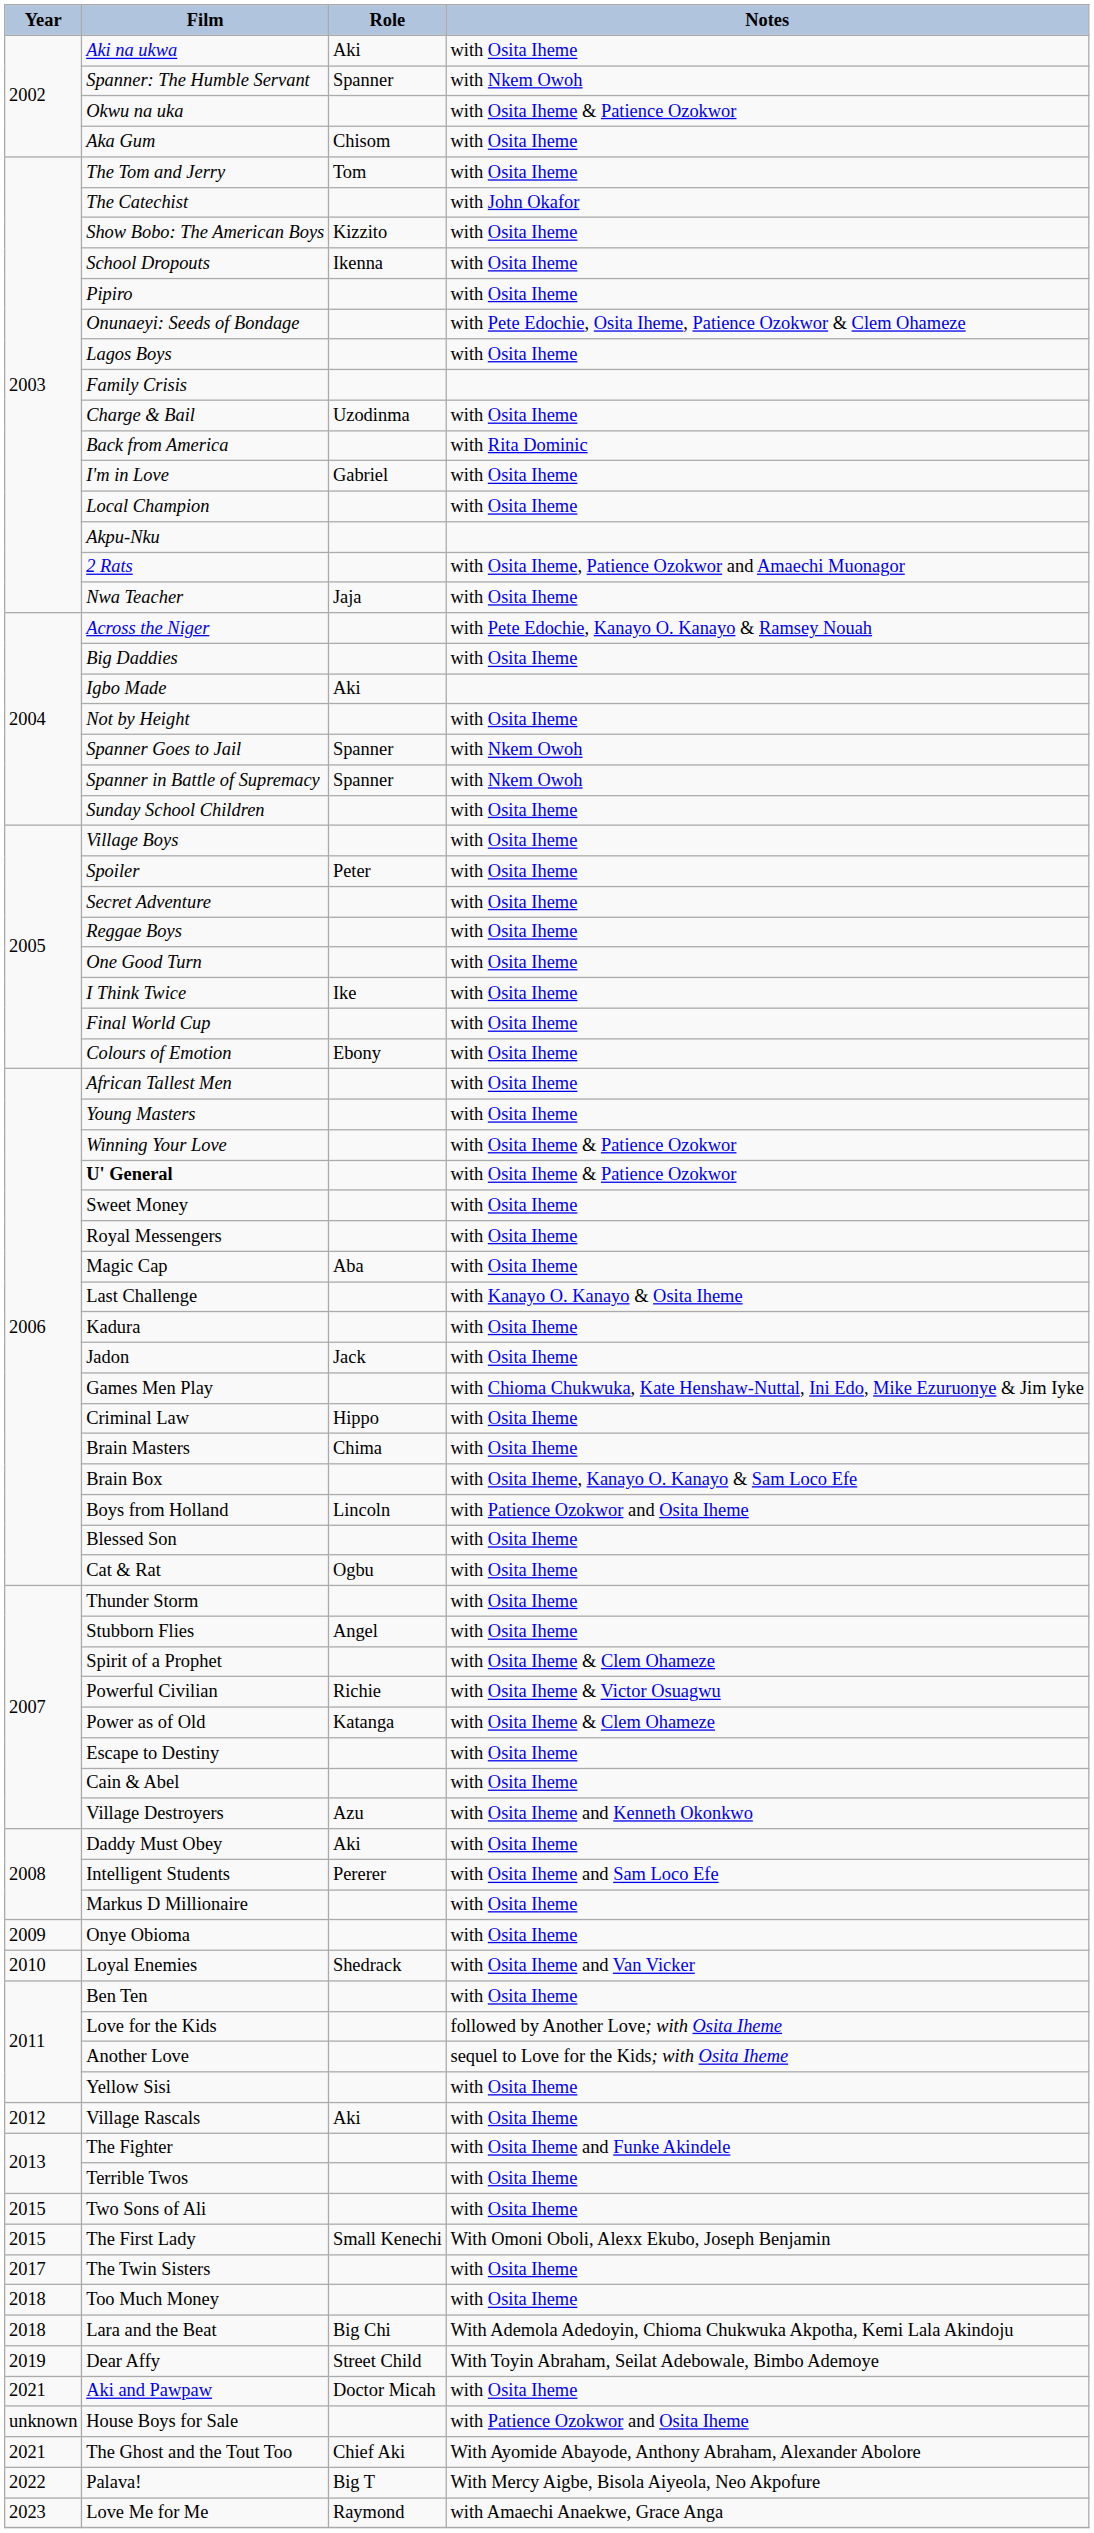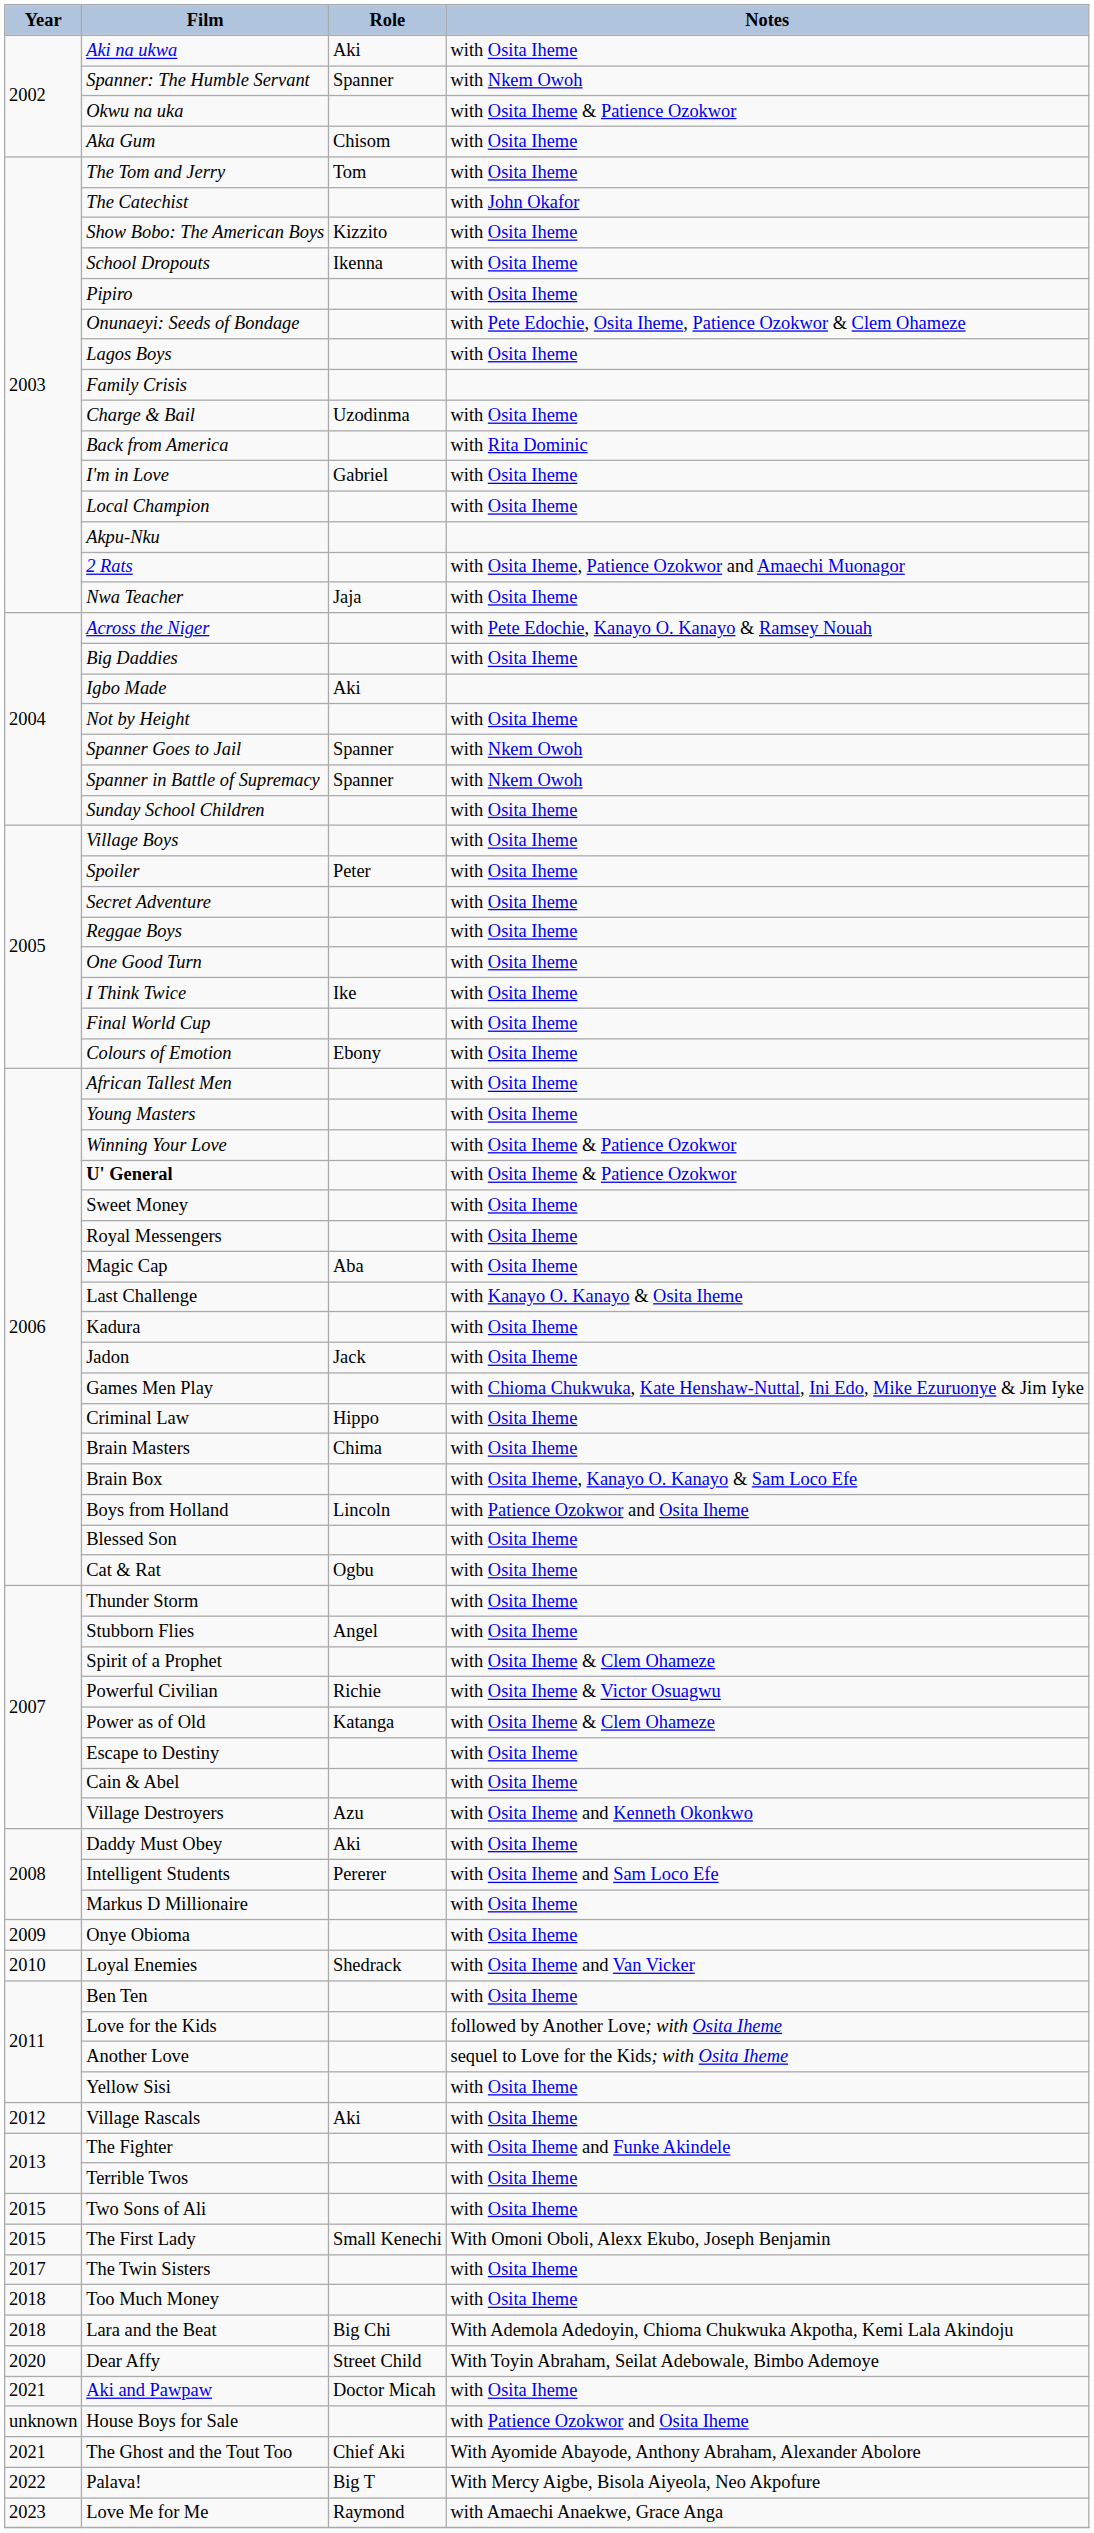(27, 2360) 2019 -> (27, 2360) 2020
